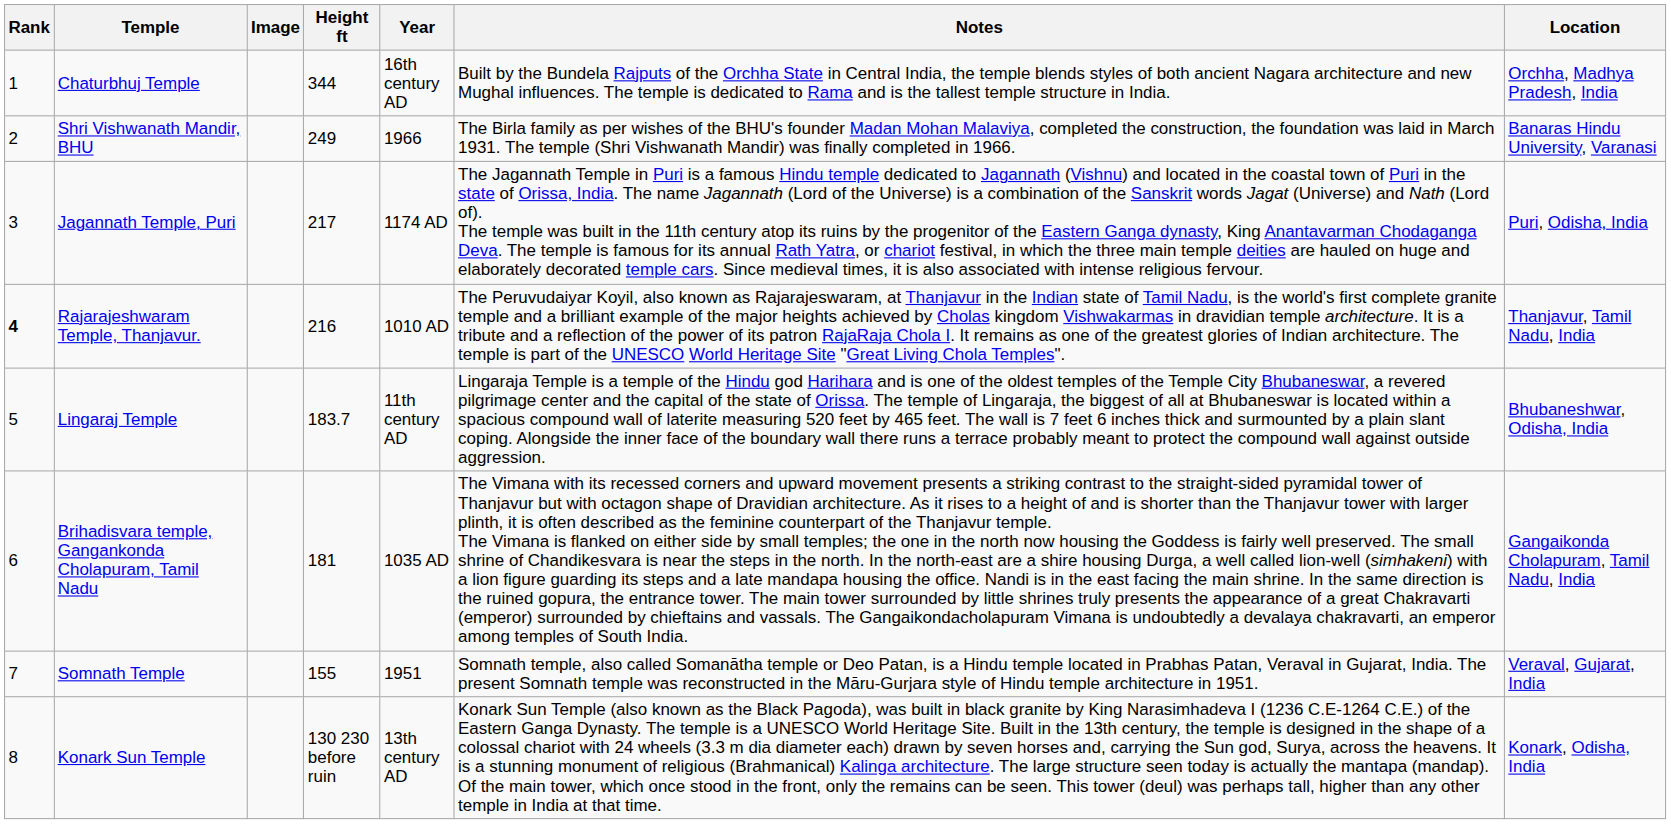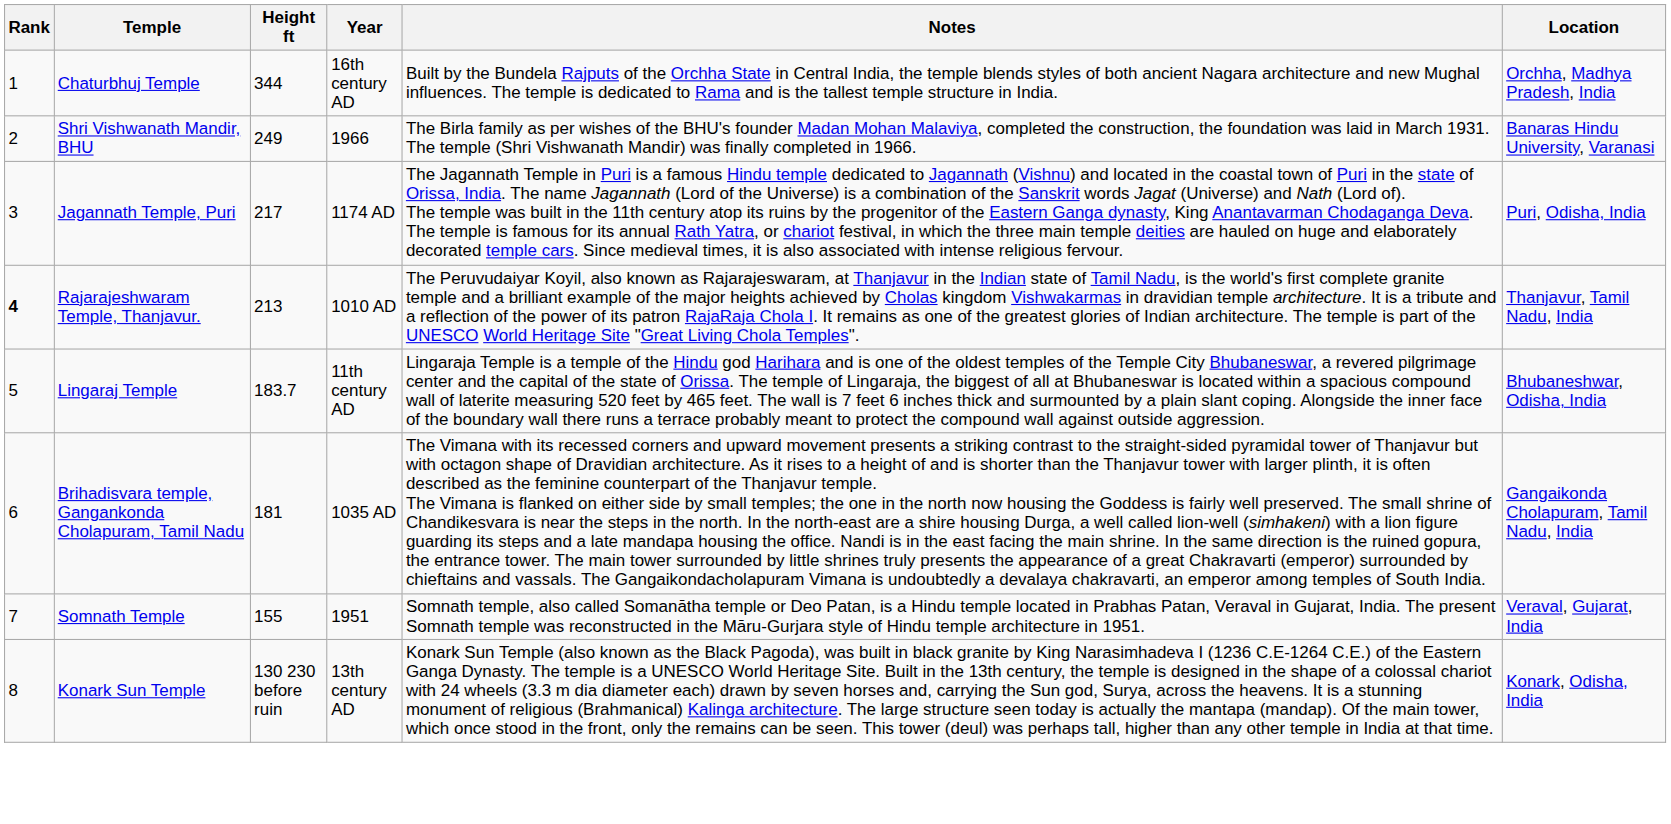- column: (275, 27)
(322, 325) 216 -> (268, 306) 213
